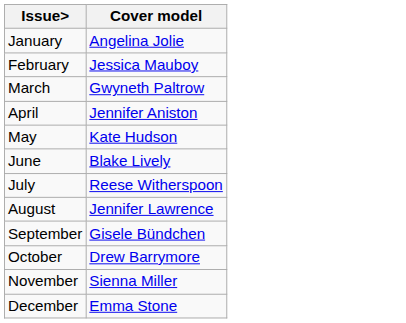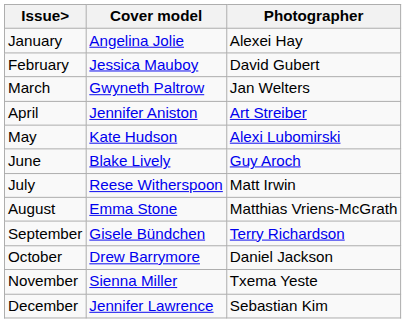+ column: (314, 16)
(151, 209) Jennifer Lawrence -> (133, 209) Emma Stone
(133, 305) Emma Stone -> (151, 305) Jennifer Lawrence
